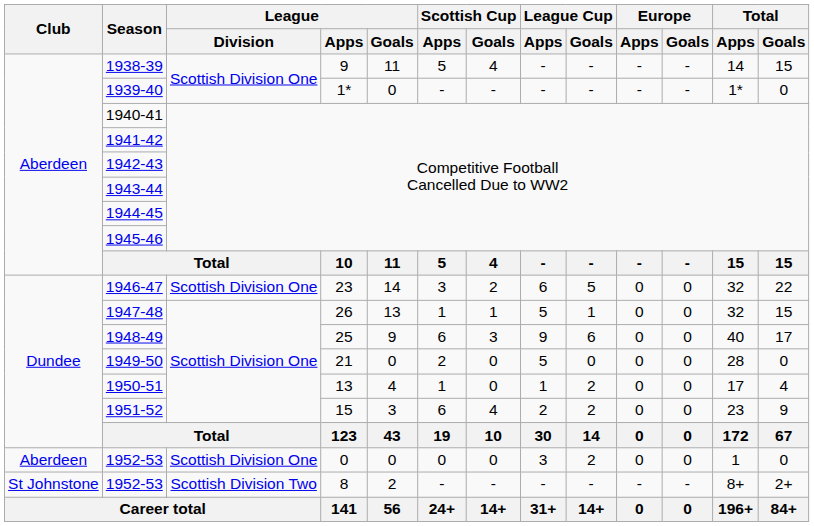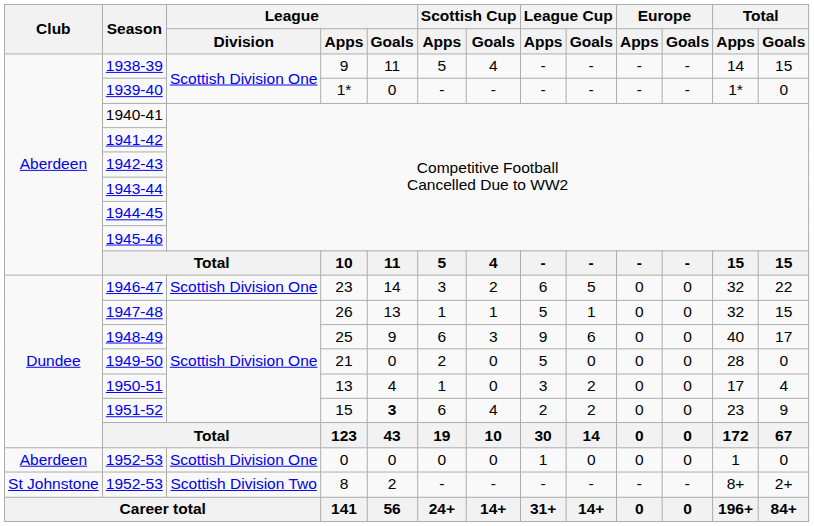(543, 386) 1 -> (543, 386) 3
(392, 410) normal -> (392, 410) bold
(543, 459) 3 -> (543, 459) 1
(591, 459) 2 -> (591, 459) 0
